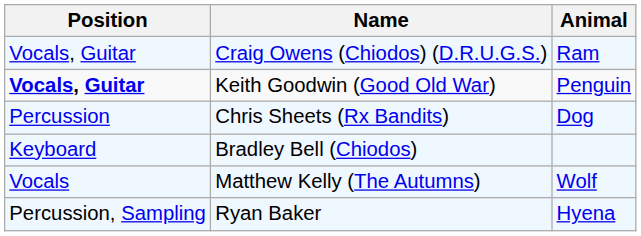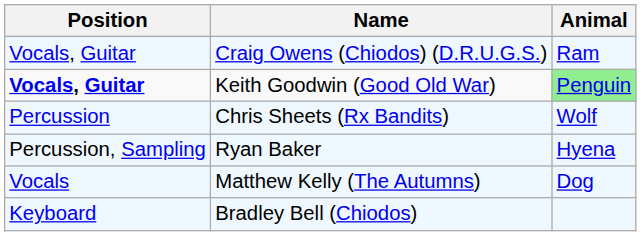(594, 85) no background -> (594, 85) lightgreen background
(575, 117) Dog -> (577, 117) Wolf
rows swapped: (268, 213) <-> (316, 149)
(577, 181) Wolf -> (575, 181) Dog
